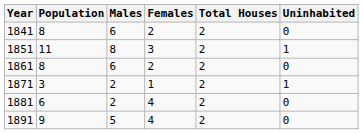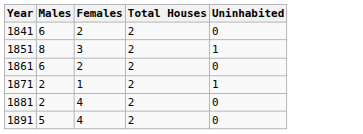- column: (71, 13)
